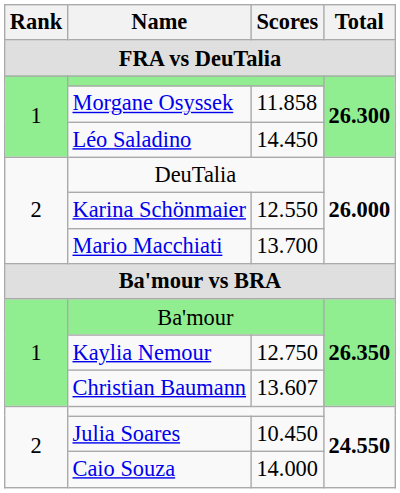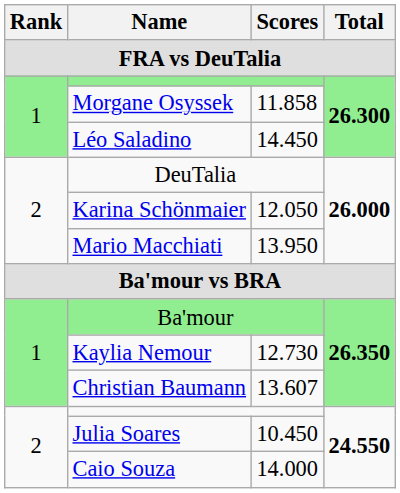(287, 210) 12.550 -> (287, 210) 12.050
(287, 245) 13.700 -> (287, 245) 13.950
(287, 352) 12.750 -> (287, 352) 12.730
